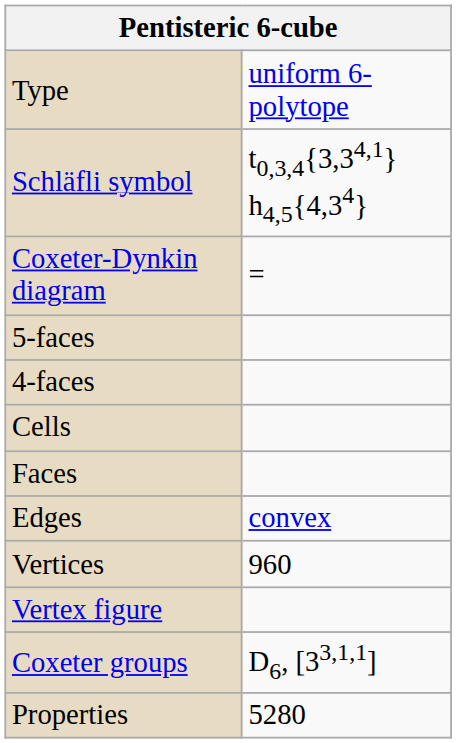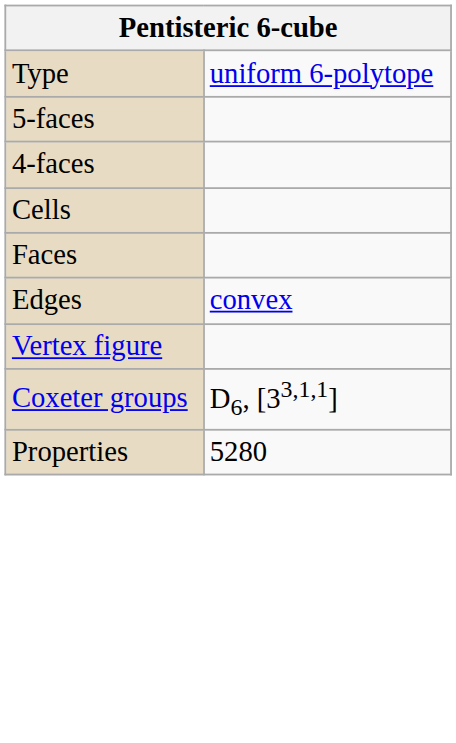- row: (102, 182)
- row: (105, 275)
- row: (58, 563)
